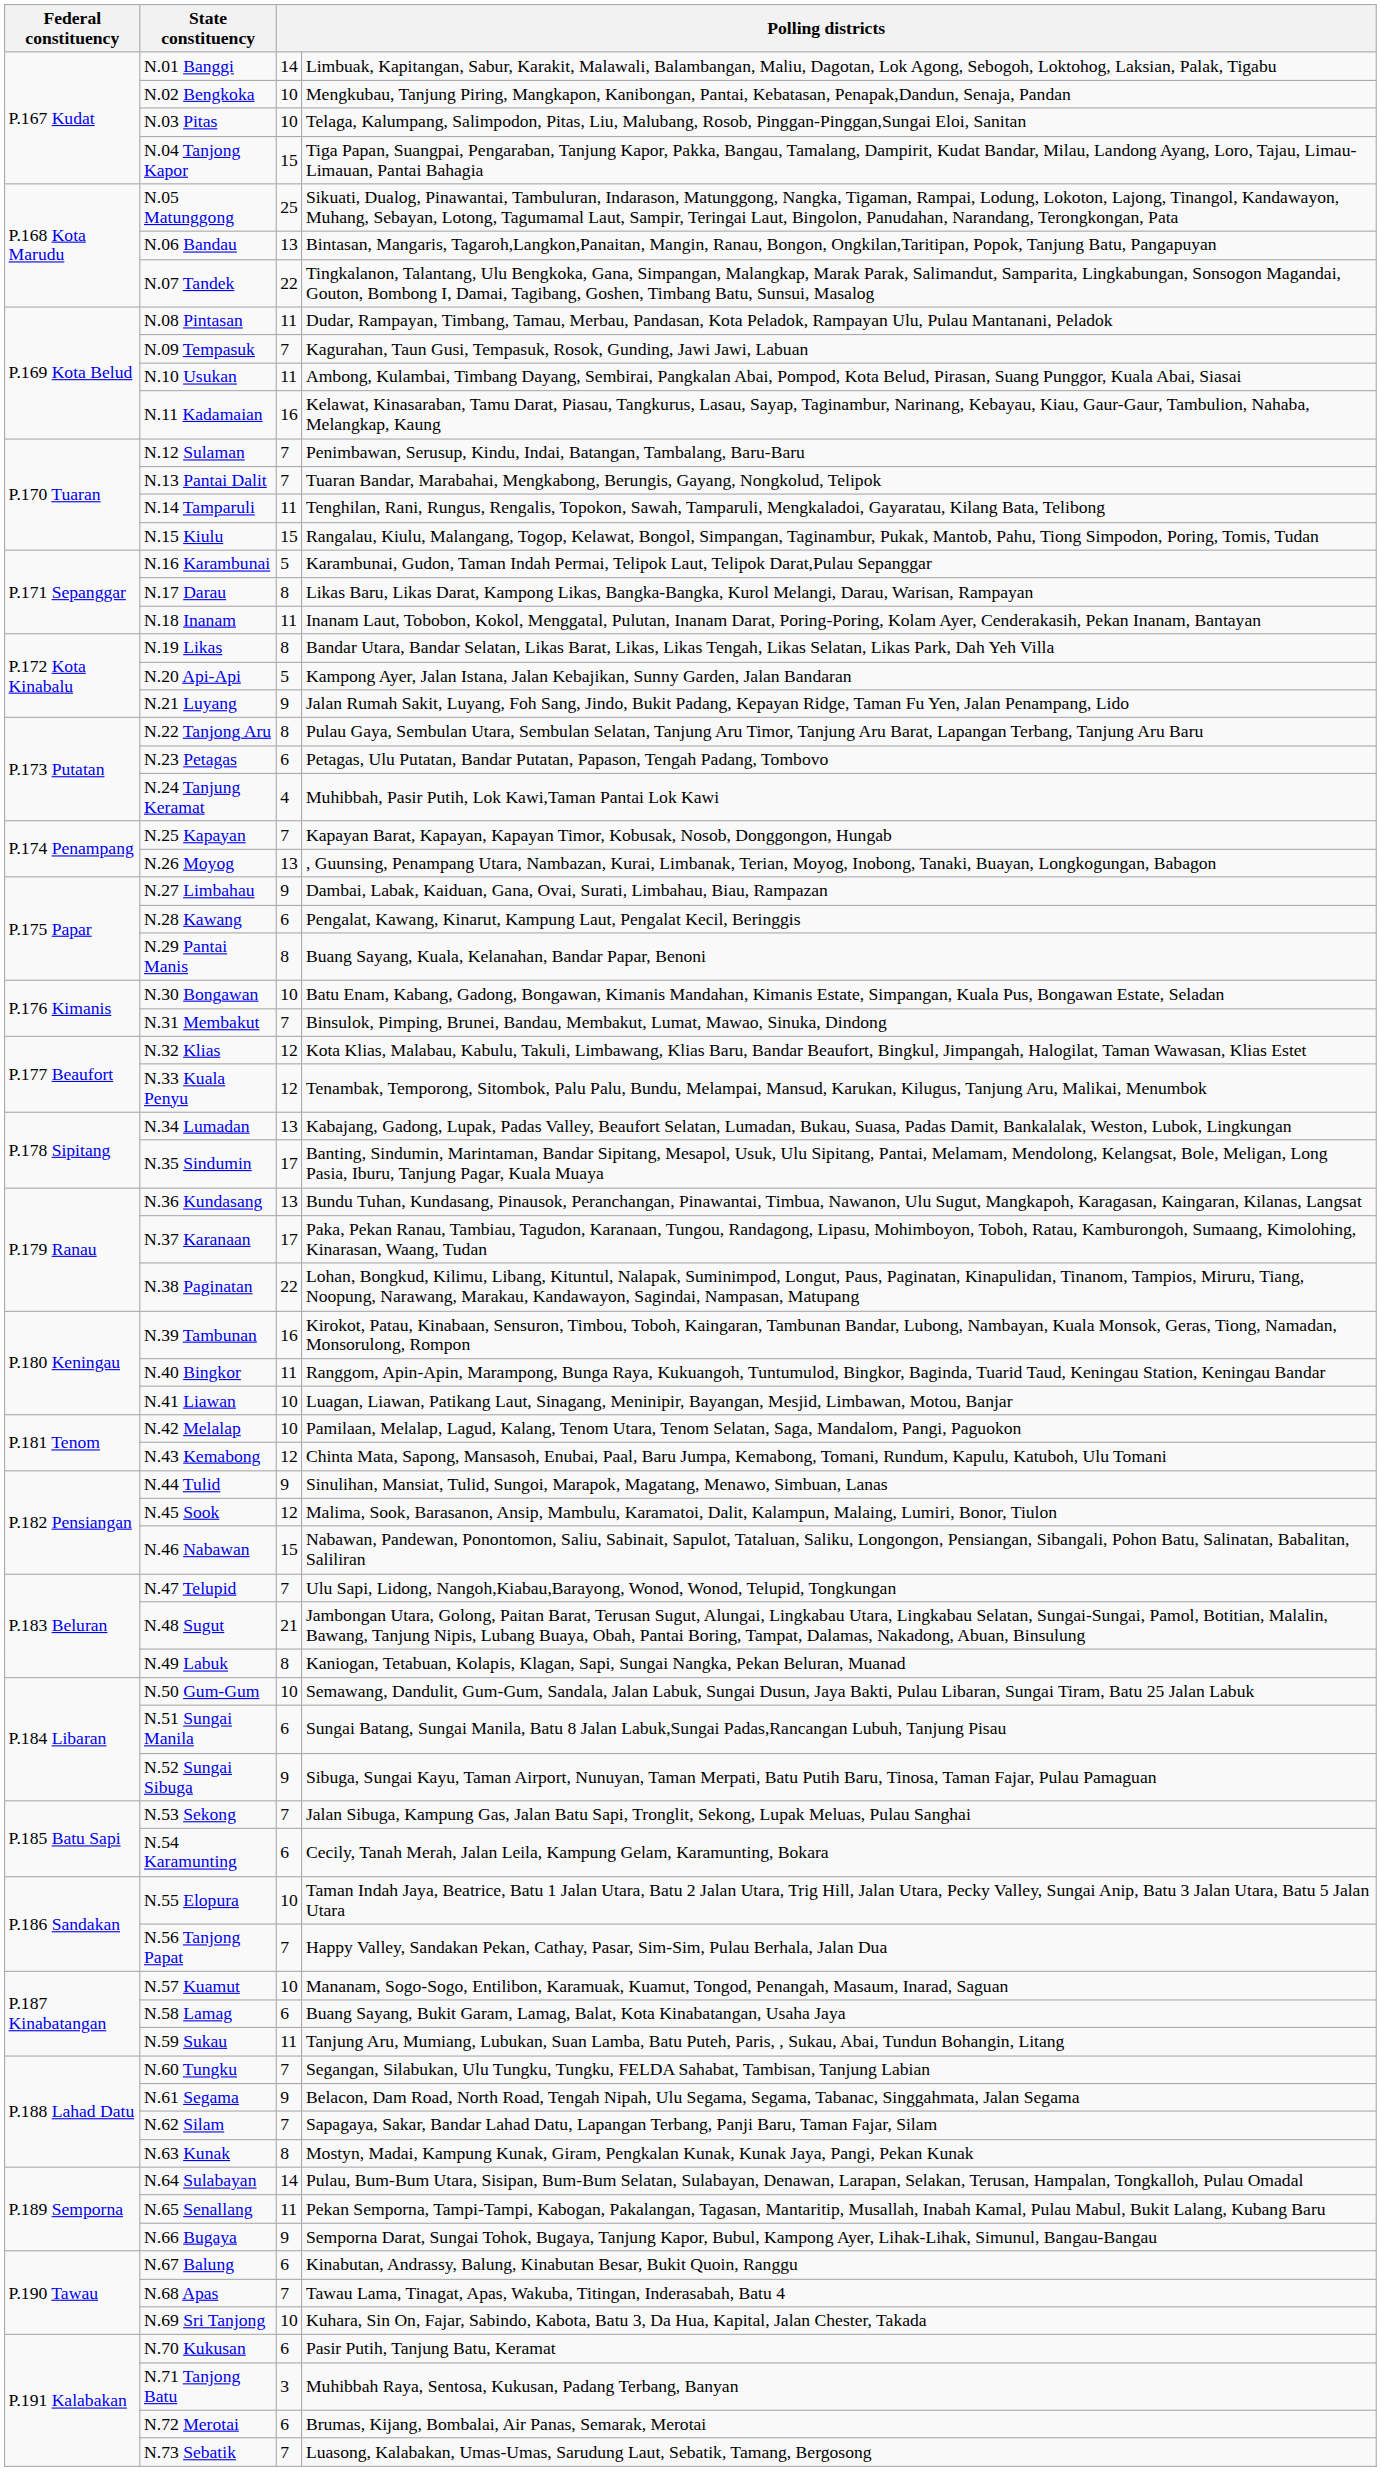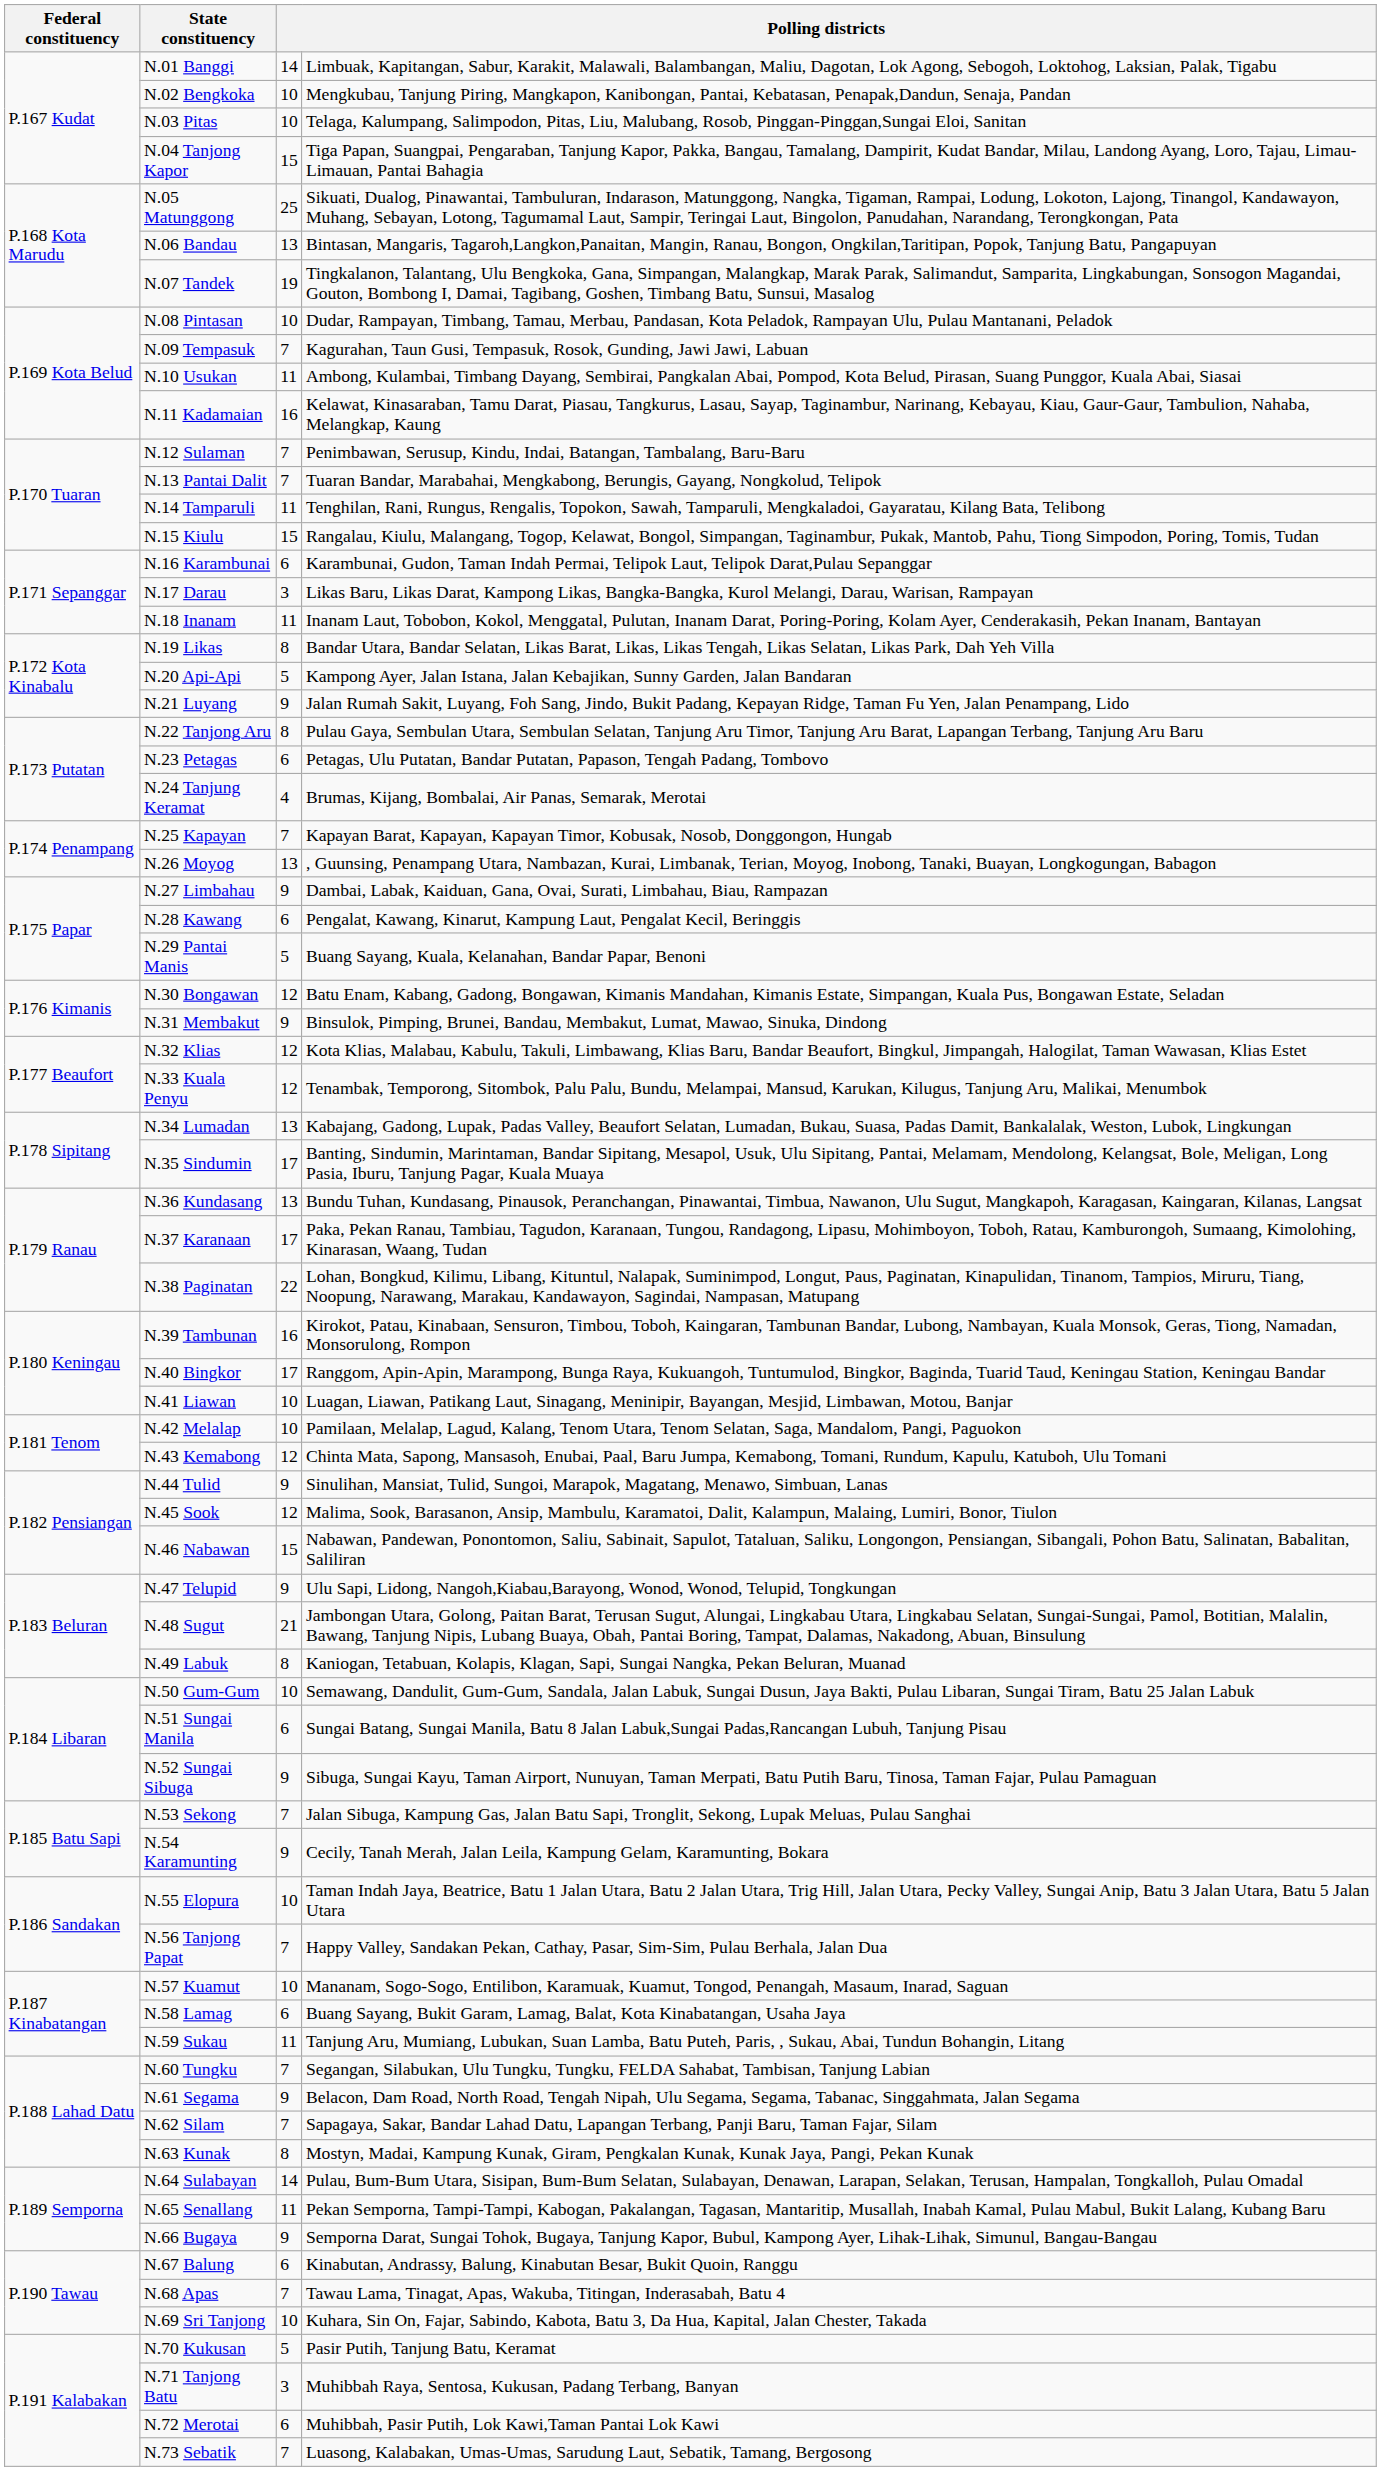(289, 283) 22 -> (289, 283) 19
(289, 320) 11 -> (289, 320) 10
(285, 564) 5 -> (285, 564) 6
(285, 591) 8 -> (285, 591) 3
(513, 797) Muhibbah, Pasir Putih, Lok Kawi,Taman Pantai Lok Kawi -> (506, 797) Brumas, Kijang, Bombalai, Air Panas, Semarak, Merotai
(285, 956) 8 -> (285, 956) 5
(289, 994) 10 -> (289, 994) 12
(285, 1022) 7 -> (285, 1022) 9
(289, 1372) 11 -> (289, 1372) 17
(285, 1587) 7 -> (285, 1587) 9
(285, 1852) 6 -> (285, 1852) 9
(285, 2348) 6 -> (285, 2348) 5
(506, 2424) Brumas, Kijang, Bombalai, Air Panas, Semarak, Merotai -> (513, 2424) Muhibbah, Pasir Putih, Lok Kawi,Taman Pantai Lok Kawi
